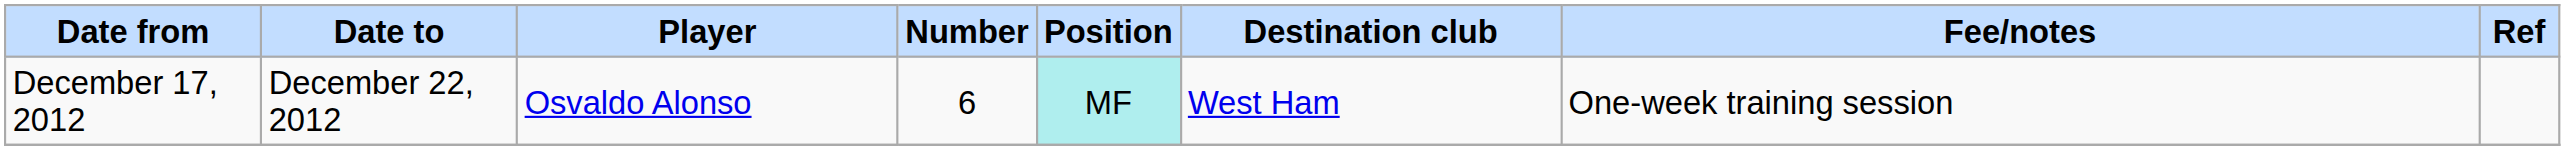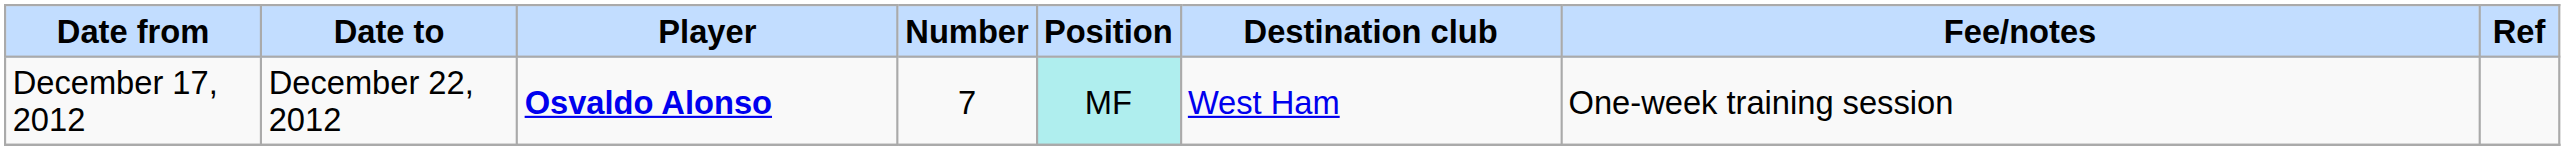(638, 101) normal -> (648, 101) bold
(967, 101) 6 -> (967, 101) 7
